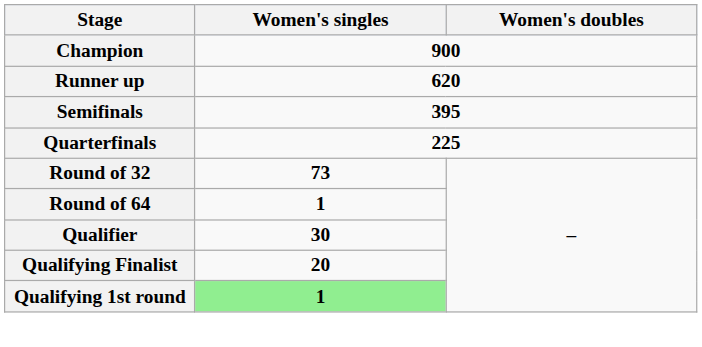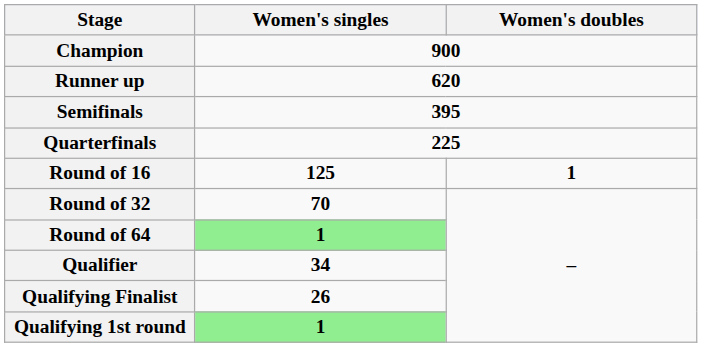+ row: (100, 173)
(320, 173) 73 -> (320, 204) 70
(320, 204) no background -> (320, 234) lightgreen background
(320, 234) 30 -> (320, 265) 34
(320, 265) 20 -> (320, 296) 26
